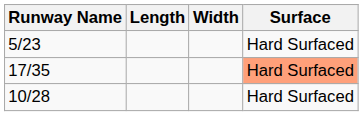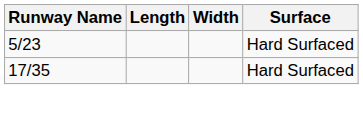(300, 70) lightsalmon background -> (300, 70) no background
- row: (29, 96)
